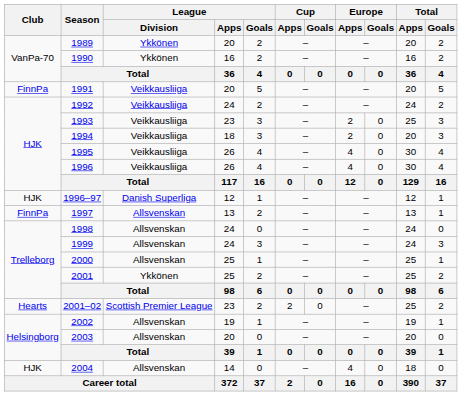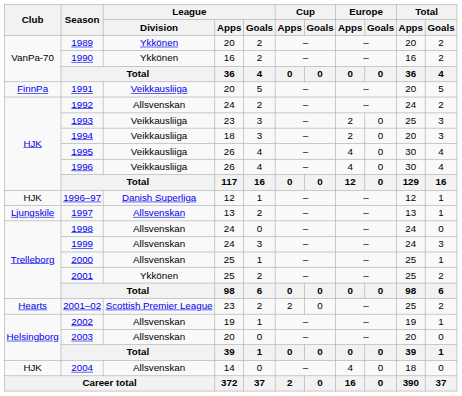(159, 105) Veikkausliiga -> (159, 105) Allsvenskan
(33, 213) FinnPa -> (33, 213) Ljungskile
